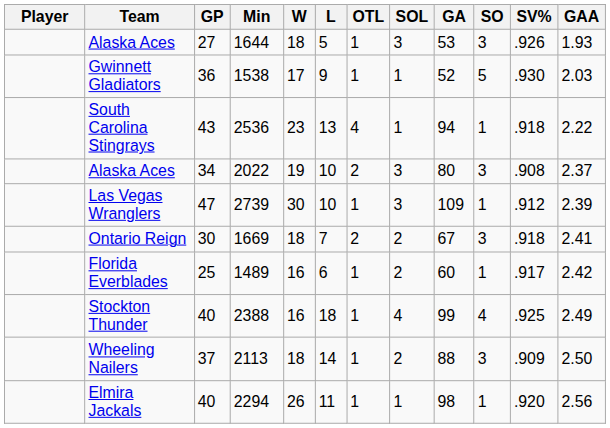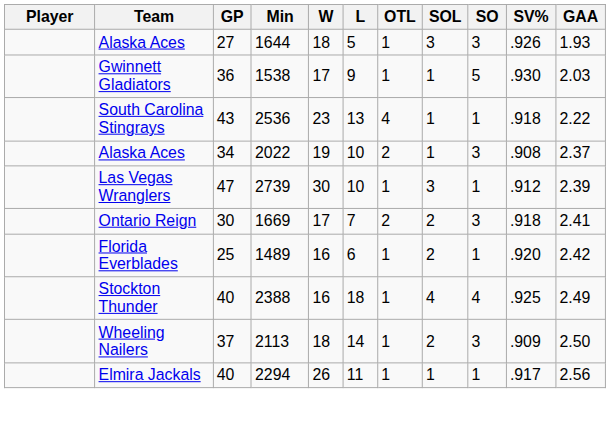- column: (454, 17)
(398, 171) 3 -> (430, 153) 1
(296, 239) 18 -> (321, 221) 17
(529, 273) .917 -> (525, 255) .920
(529, 401) .920 -> (525, 375) .917
